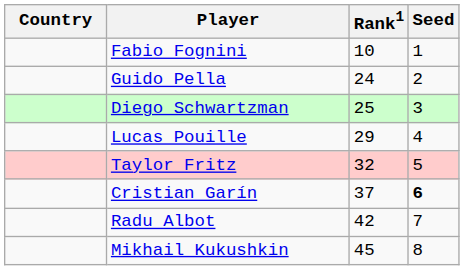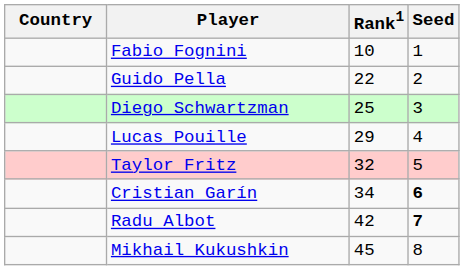(364, 80) 24 -> (364, 80) 22
(364, 194) 37 -> (364, 194) 34
(418, 222) normal -> (418, 222) bold
